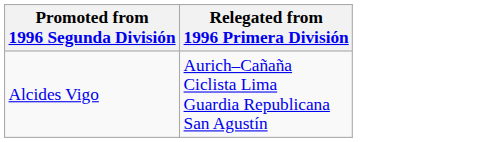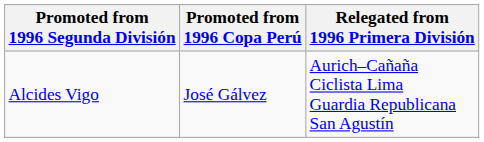+ column: (243, 27)
